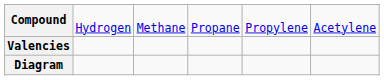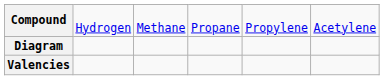rows swapped: (39, 65) <-> (39, 46)
